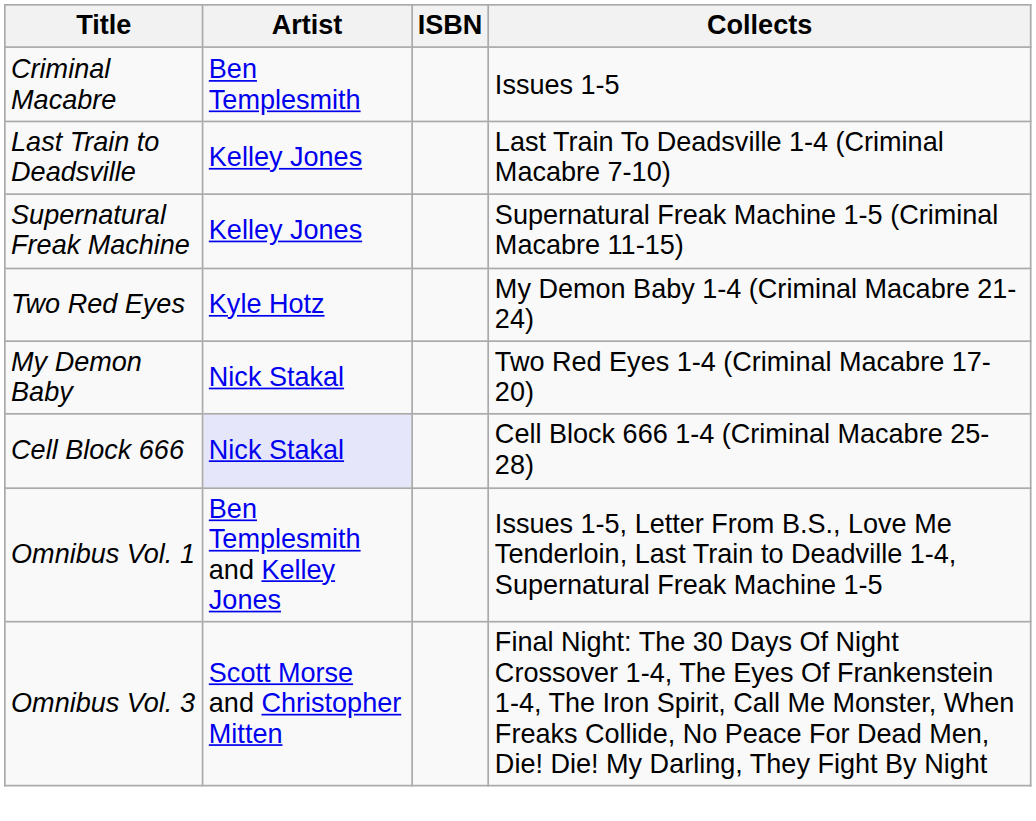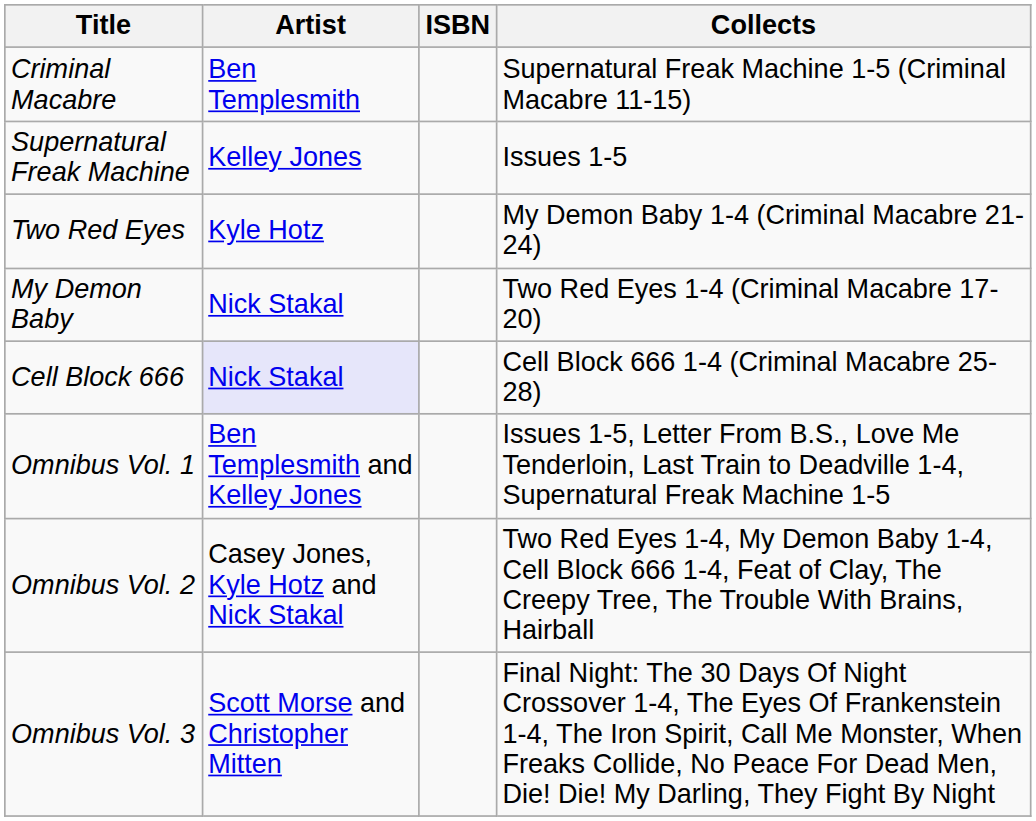(557, 84) Issues 1-5 -> (754, 84) Supernatural Freak Machine 1-5 (Criminal Macabre 11-15)
- row: (85, 157)
(747, 230) Supernatural Freak Machine 1-5 (Criminal Macabre 11-15) -> (565, 157) Issues 1-5
+ row: (103, 584)
